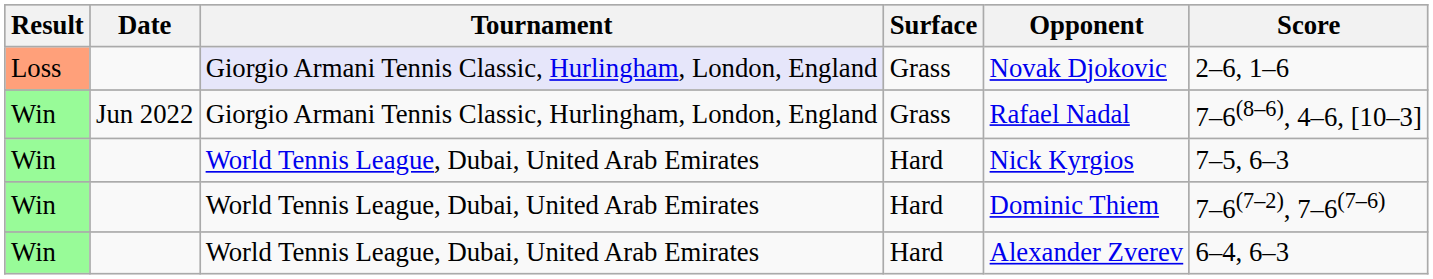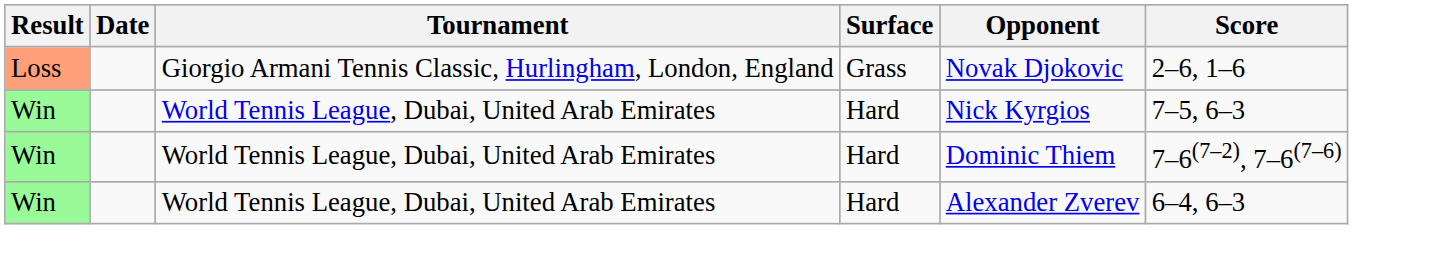(542, 68) lavender background -> (498, 68) no background
- row: (33, 114)
